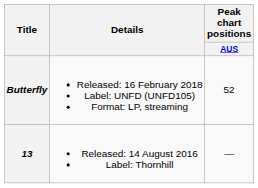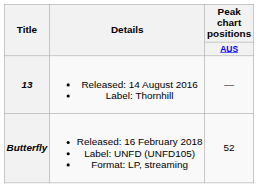rows swapped: (27, 153) <-> (27, 90)
